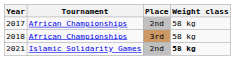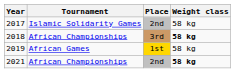(78, 23) African Championships -> (85, 23) Islamic Solidarity Games
(184, 36) normal -> (184, 36) bold
+ row: (16, 49)
(85, 49) Islamic Solidarity Games -> (78, 62) African Championships
